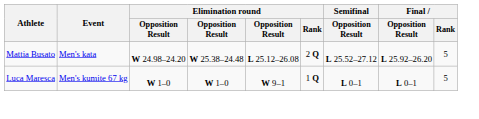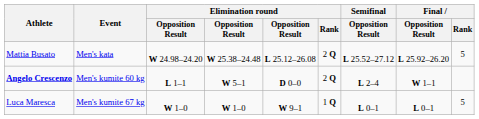+ row: (39, 78)
